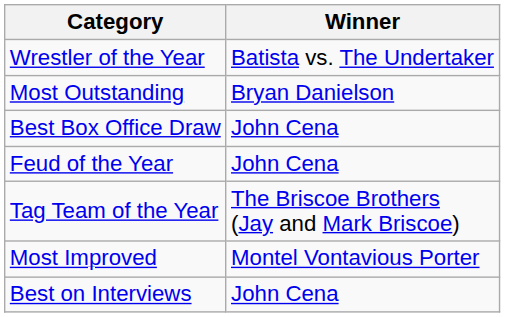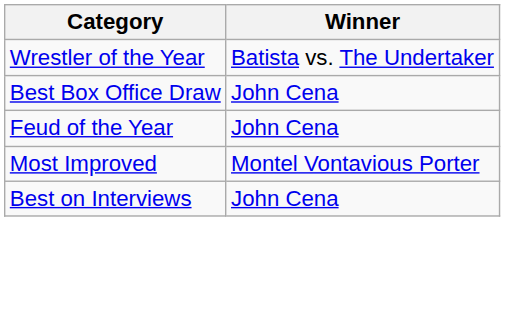- row: (97, 92)
- row: (114, 211)
